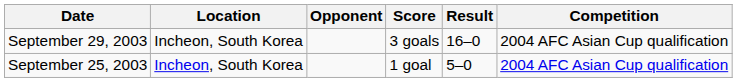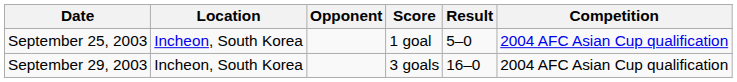rows swapped: (78, 65) <-> (78, 41)
